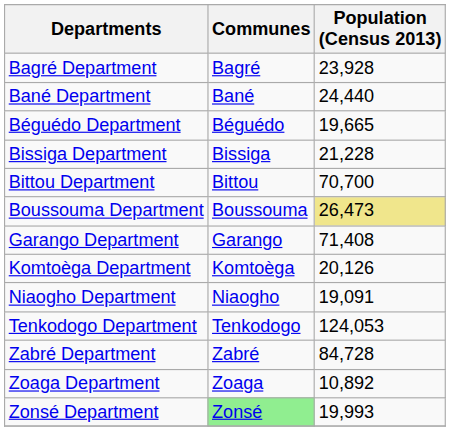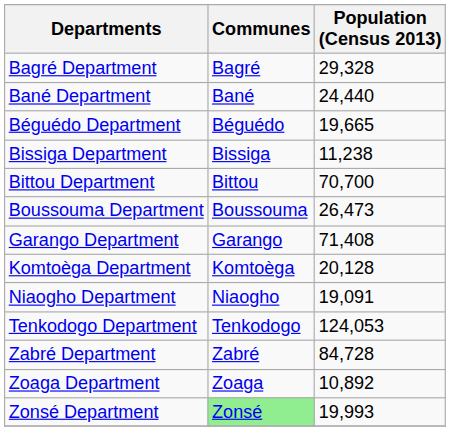(346, 67) 23,928 -> (346, 67) 29,328
(346, 153) 21,228 -> (346, 153) 11,238
(346, 211) khaki background -> (346, 211) no background
(346, 268) 20,126 -> (346, 268) 20,128
